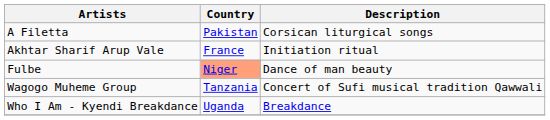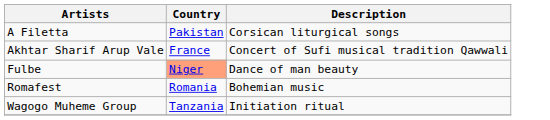(321, 51) Initiation ritual -> (369, 51) Concert of Sufi musical tradition Qawwali
+ row: (34, 87)
(403, 87) Concert of Sufi musical tradition Qawwali -> (287, 106) Initiation ritual
- row: (102, 106)
